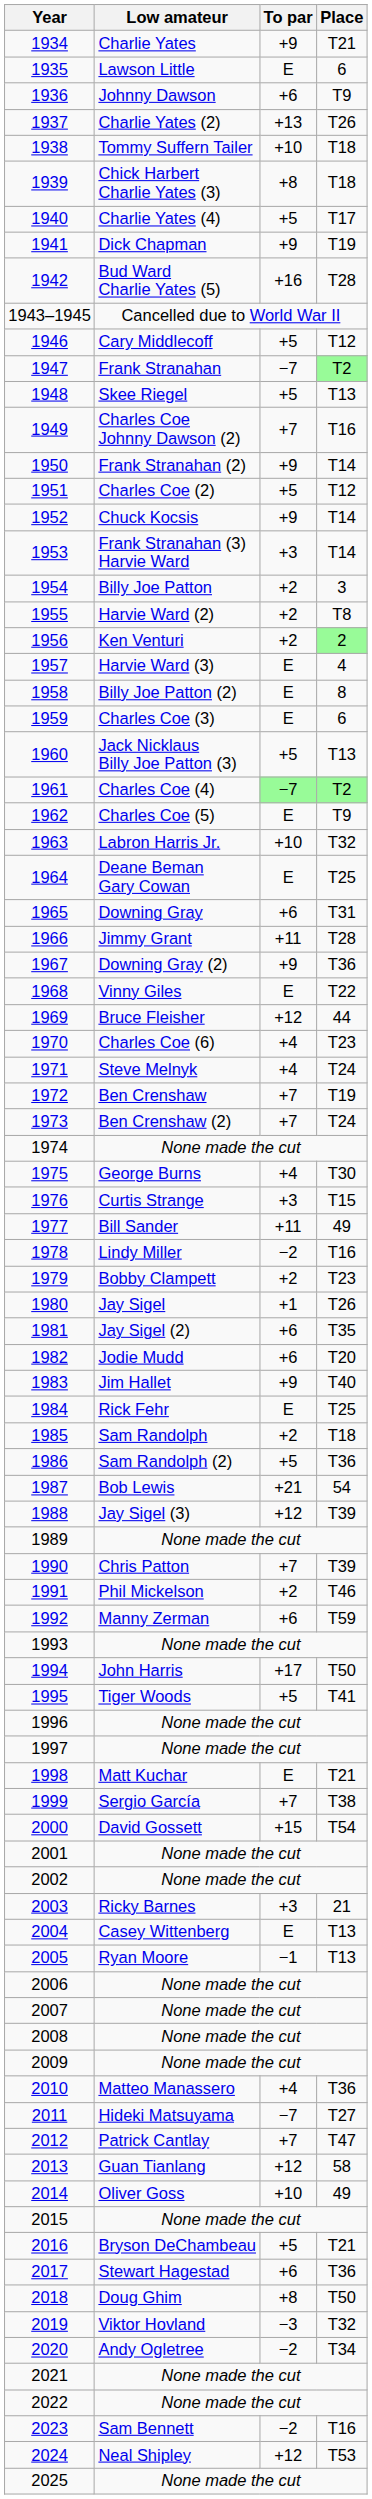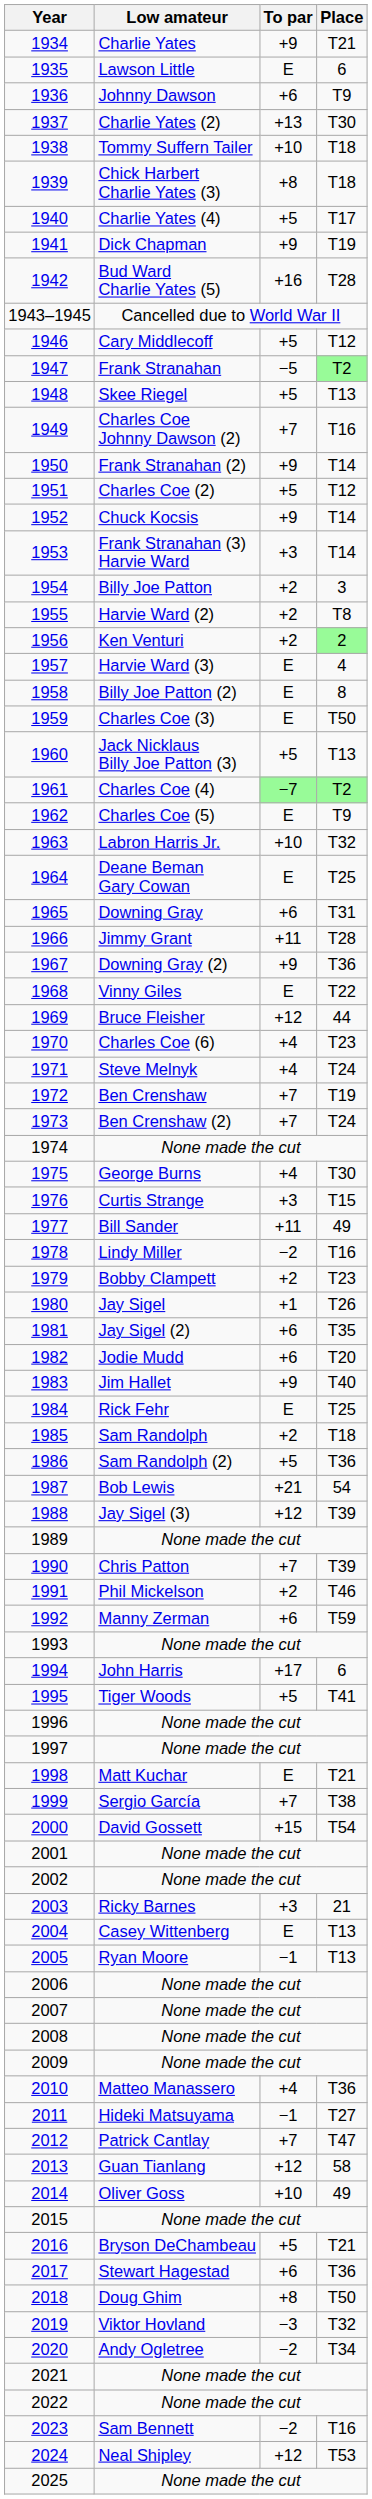(342, 122) T26 -> (342, 122) T30
(288, 368) −7 -> (288, 368) −5
(342, 718) 6 -> (342, 718) T50
(342, 1670) T50 -> (342, 1670) 6
(288, 2115) −7 -> (288, 2115) −1
